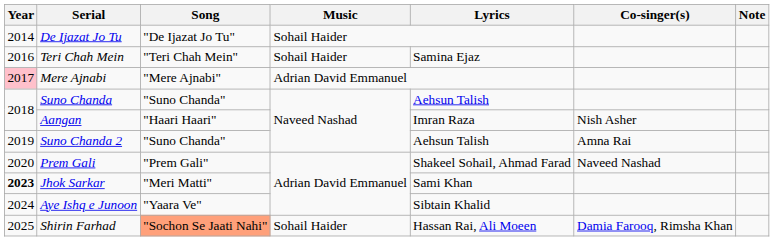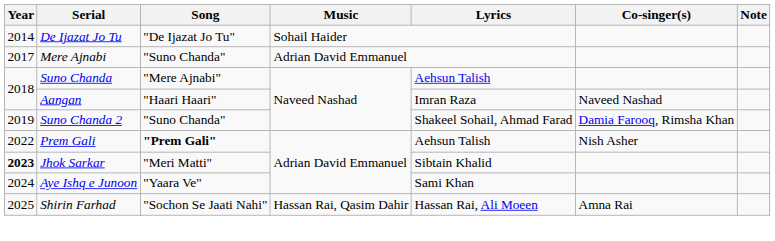- row: (82, 57)
(21, 78) pink background -> (21, 57) no background
(182, 78) "Mere Ajnabi" -> (184, 57) "Suno Chanda"
(184, 99) "Suno Chanda" -> (182, 78) "Mere Ajnabi"
(607, 120) Nish Asher -> (620, 99) Naveed Nashad
(451, 141) Aehsun Talish -> (494, 120) Shakeel Sohail, Ahmad Farad
(604, 141) Amna Rai -> (656, 120) Damia Farooq, Rimsha Khan
(21, 162) 2020 -> (21, 141) 2022
(176, 162) normal -> (180, 141) bold
(492, 162) Shakeel Sohail, Ahmad Farad -> (453, 141) Aehsun Talish
(619, 162) Naveed Nashad -> (608, 141) Nish Asher
(443, 183) Sami Khan -> (453, 162) Sibtain Khalid
(452, 204) Sibtain Khalid -> (444, 183) Sami Khan
(205, 225) lightsalmon background -> (205, 204) no background
(310, 225) Sohail Haider -> (341, 204) Hassan Rai, Qasim Dahir
(655, 225) Damia Farooq, Rimsha Khan -> (606, 204) Amna Rai
